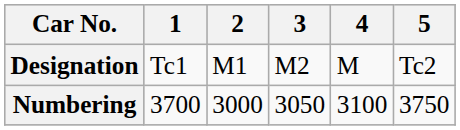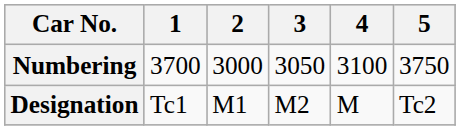rows swapped: (75, 64) <-> (75, 104)
